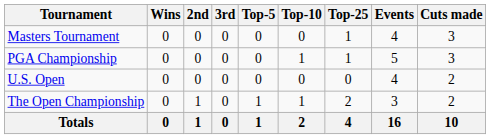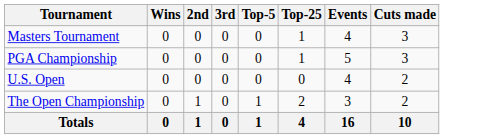- column: (302, 15)
